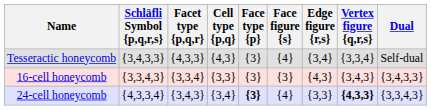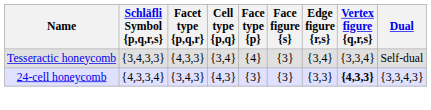(223, 58) {4,3} -> (223, 58) {3,4}
(253, 58) {3} -> (253, 58) {4}
(285, 58) {4} -> (285, 58) {3}
- row: (62, 77)
(223, 95) {3,4} -> (223, 77) {4,3}
(253, 95) bold -> (253, 77) normal
(285, 95) {4} -> (285, 77) {3}
